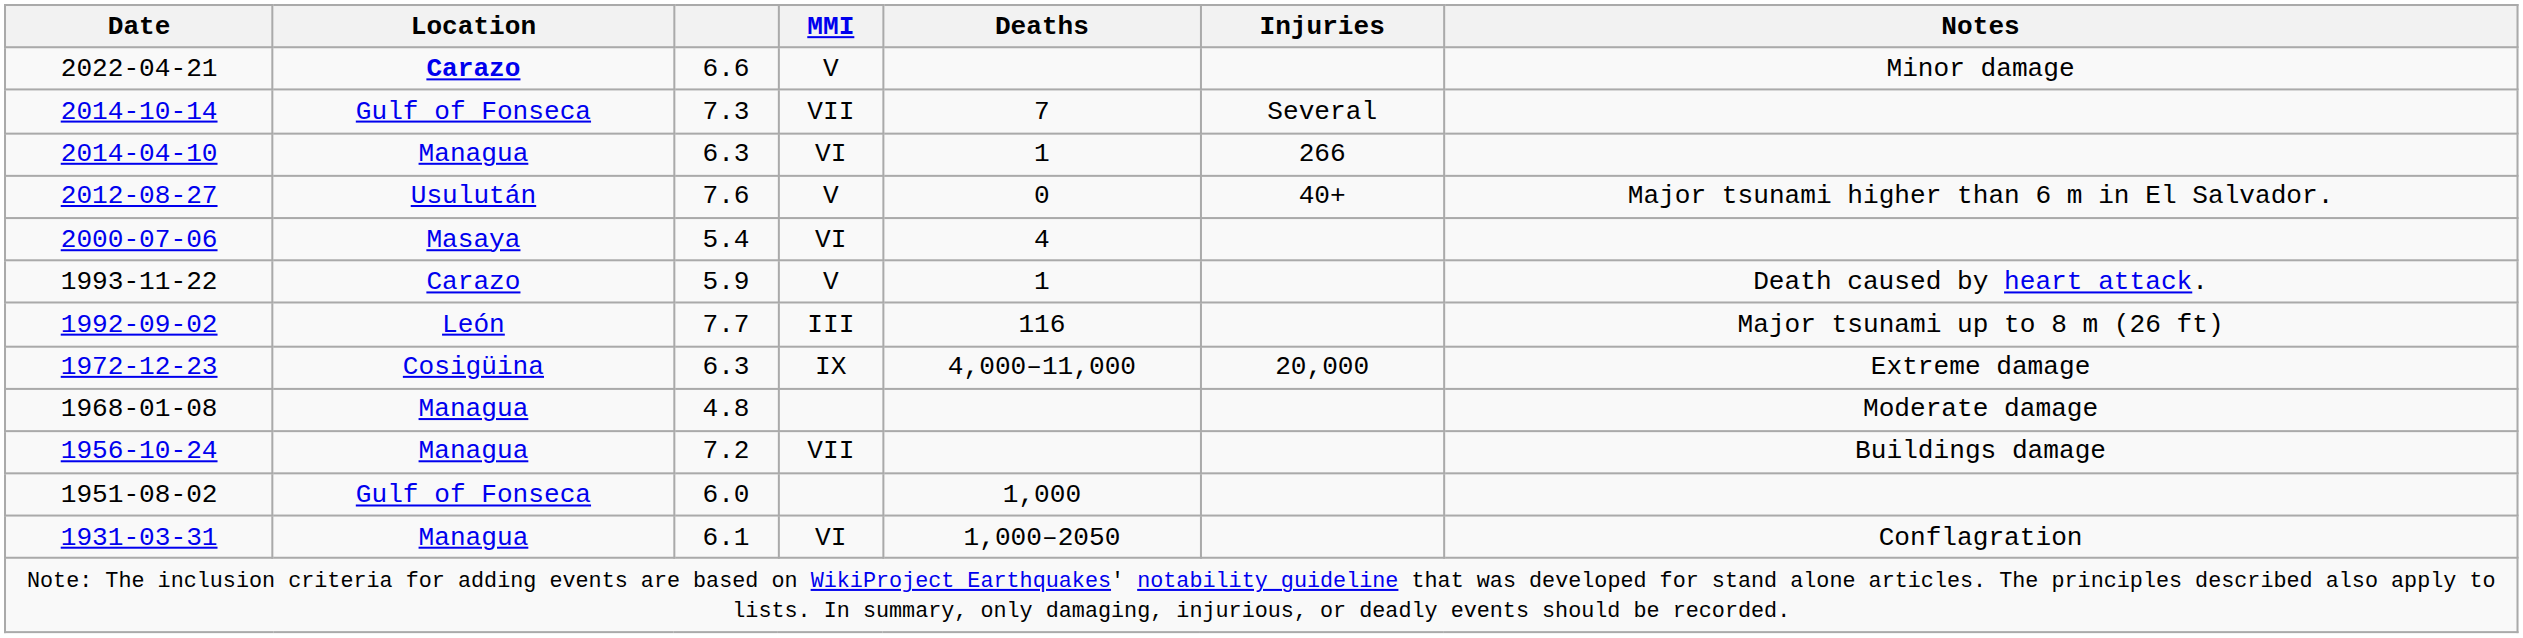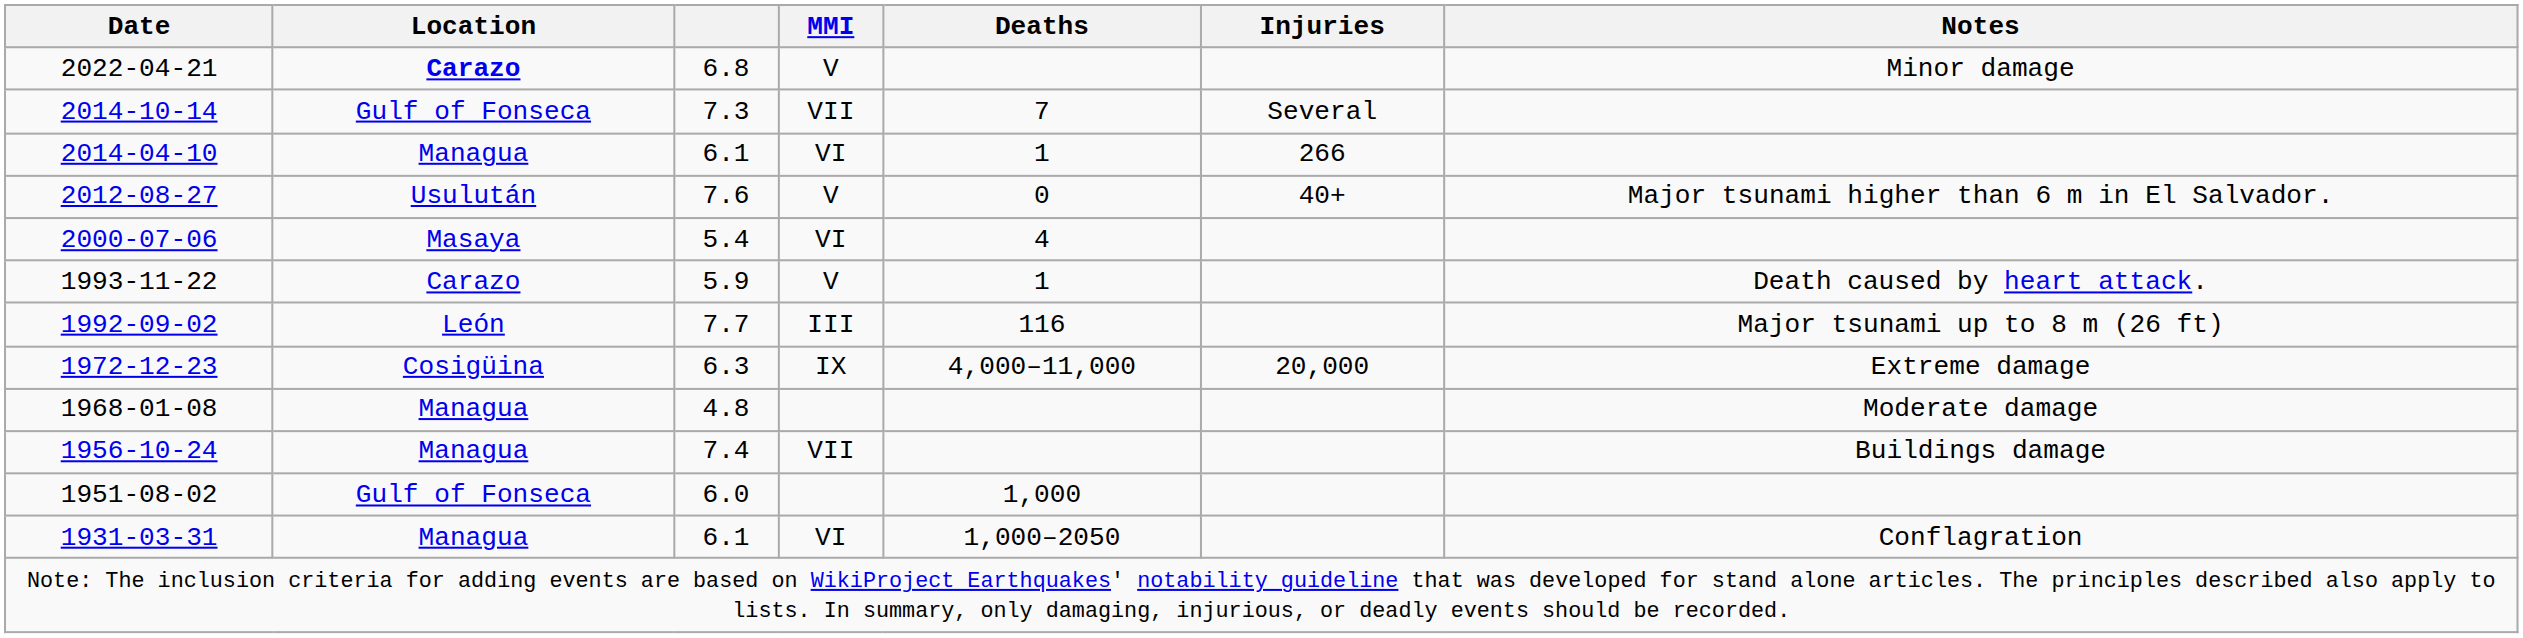(726, 69) 6.6 -> (726, 69) 6.8
(726, 154) 6.3 -> (726, 154) 6.1
(726, 452) 7.2 -> (726, 452) 7.4
